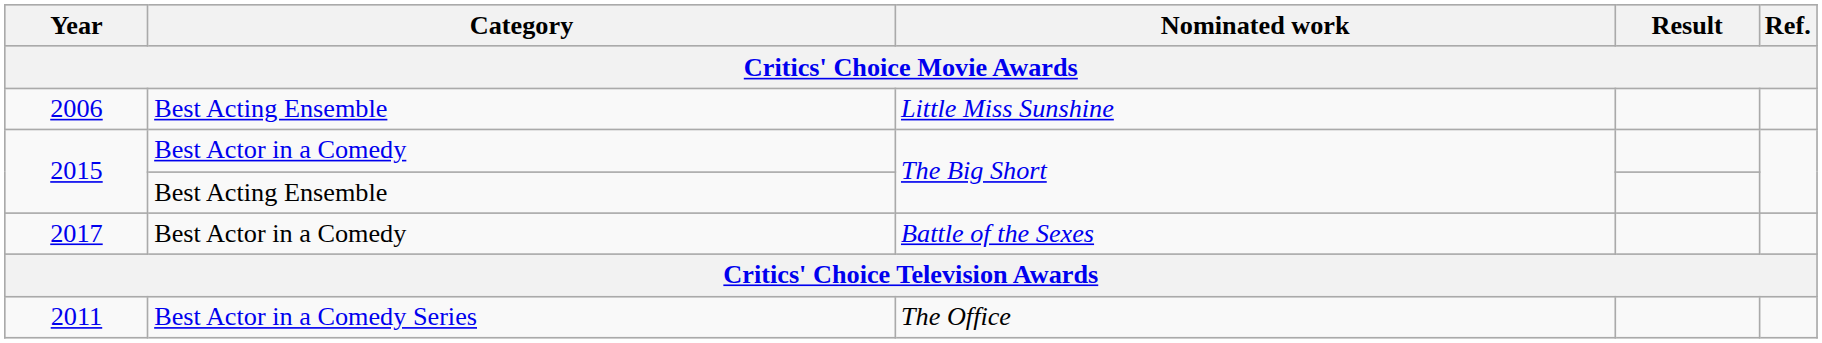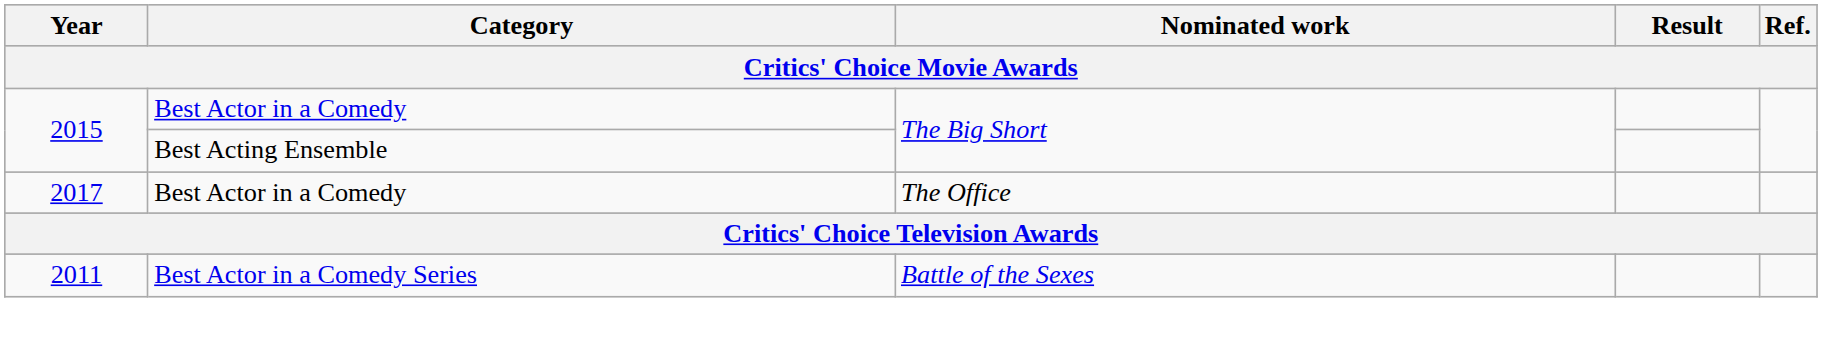- row: (76, 108)
(998, 233) Battle of the Sexes -> (956, 191) The Office
(956, 316) The Office -> (998, 274) Battle of the Sexes
